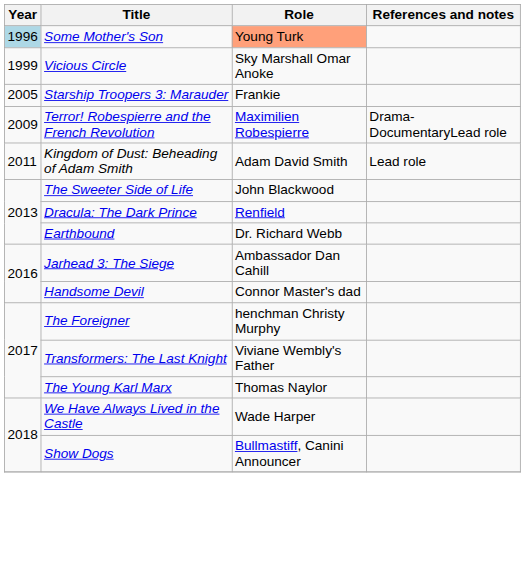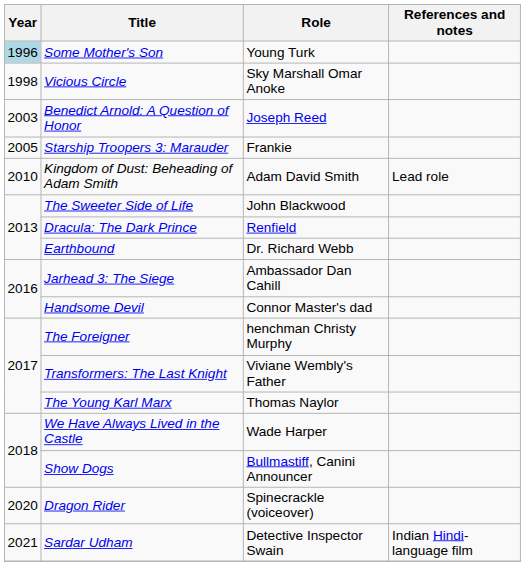(269, 36) lightsalmon background -> (281, 52) no background
(23, 66) 1999 -> (23, 81) 1998
+ row: (136, 118)
- row: (127, 124)
(22, 161) 2011 -> (23, 176) 2010
+ row: (85, 505)
+ row: (88, 542)
